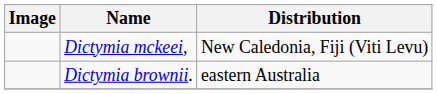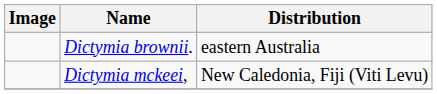rows swapped: (126, 46) <-> (128, 74)
